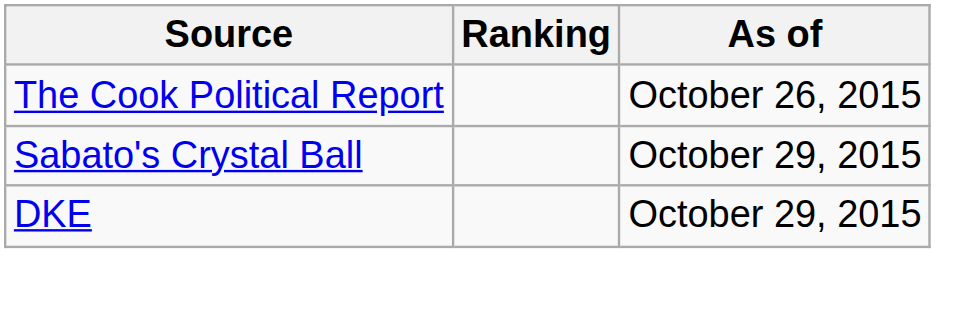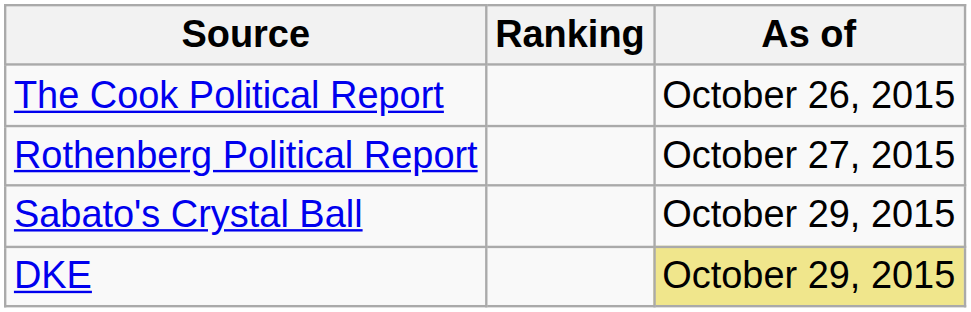+ row: (246, 154)
(775, 214) no background -> (809, 275) khaki background
